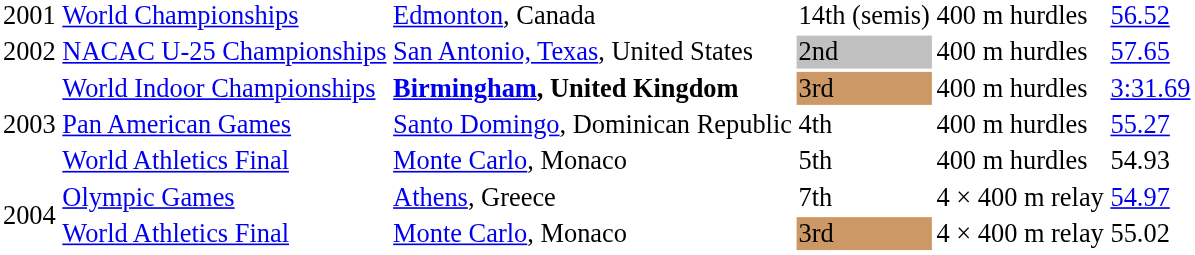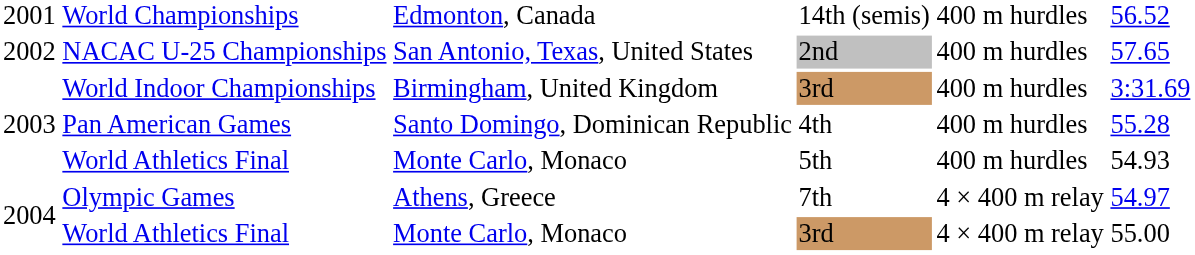(566, 88) bold -> (556, 88) normal
(1140, 124) 55.27 -> (1140, 124) 55.28
(1140, 233) 55.02 -> (1140, 233) 55.00
